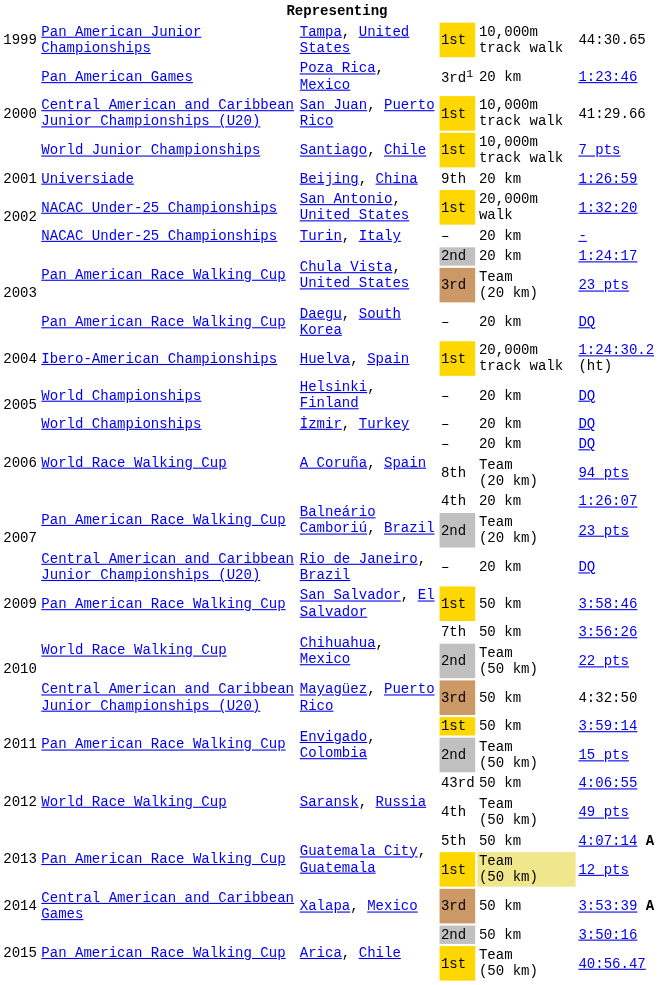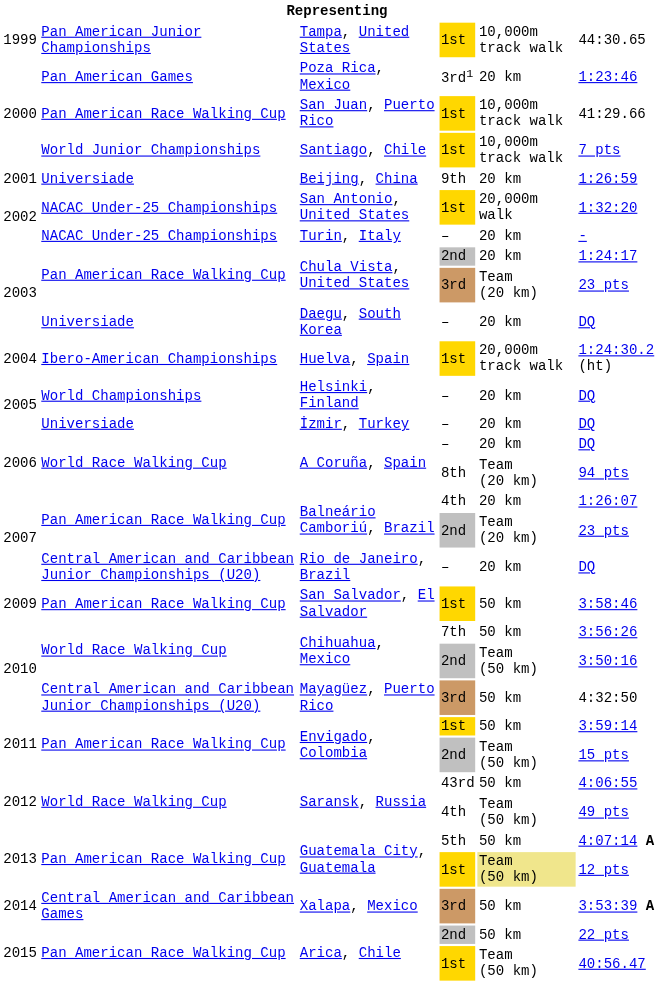(168, 113) Central American and Caribbean Junior Championships (U20) -> (163, 113) Pan American Race Walking Cup
(163, 322) Pan American Race Walking Cup -> (88, 322) Universiade
(121, 424) World Championships -> (88, 424) Universiade
(604, 661) 22 pts -> (608, 661) 3:50:16
(608, 935) 3:50:16 -> (604, 935) 22 pts
